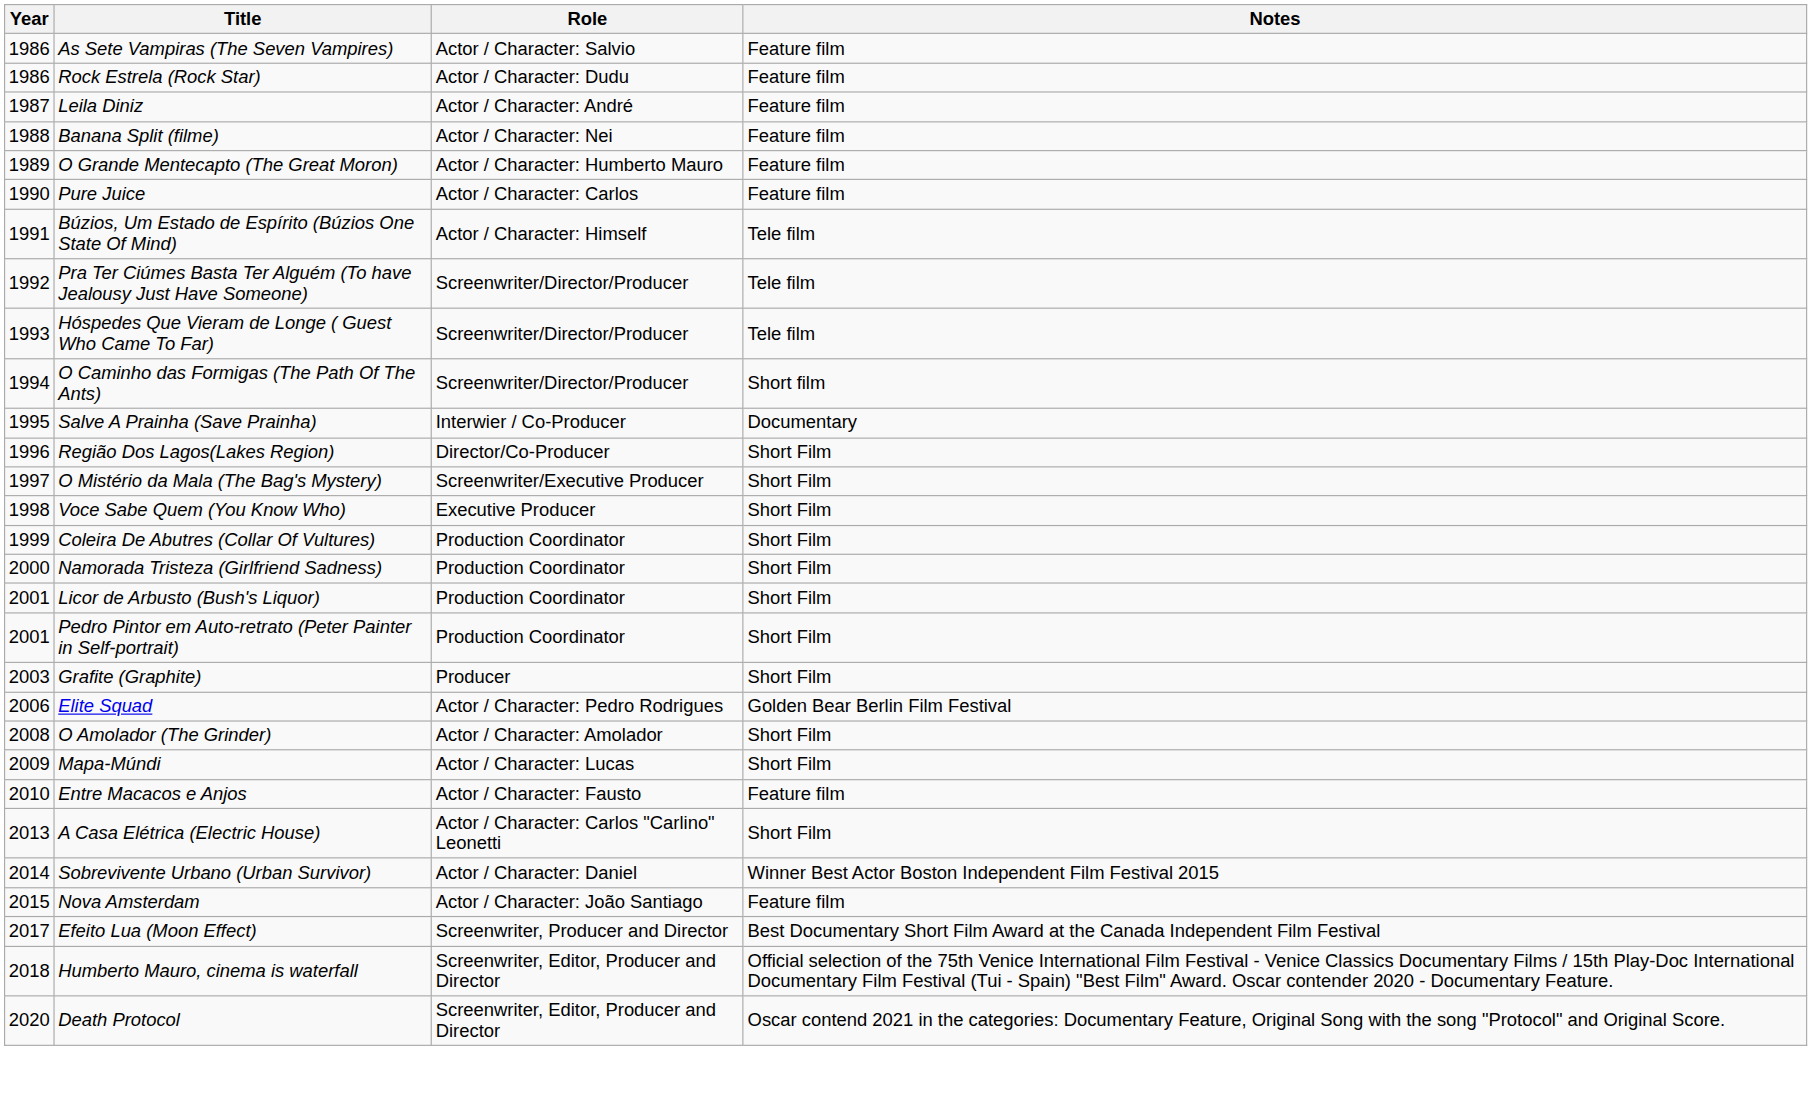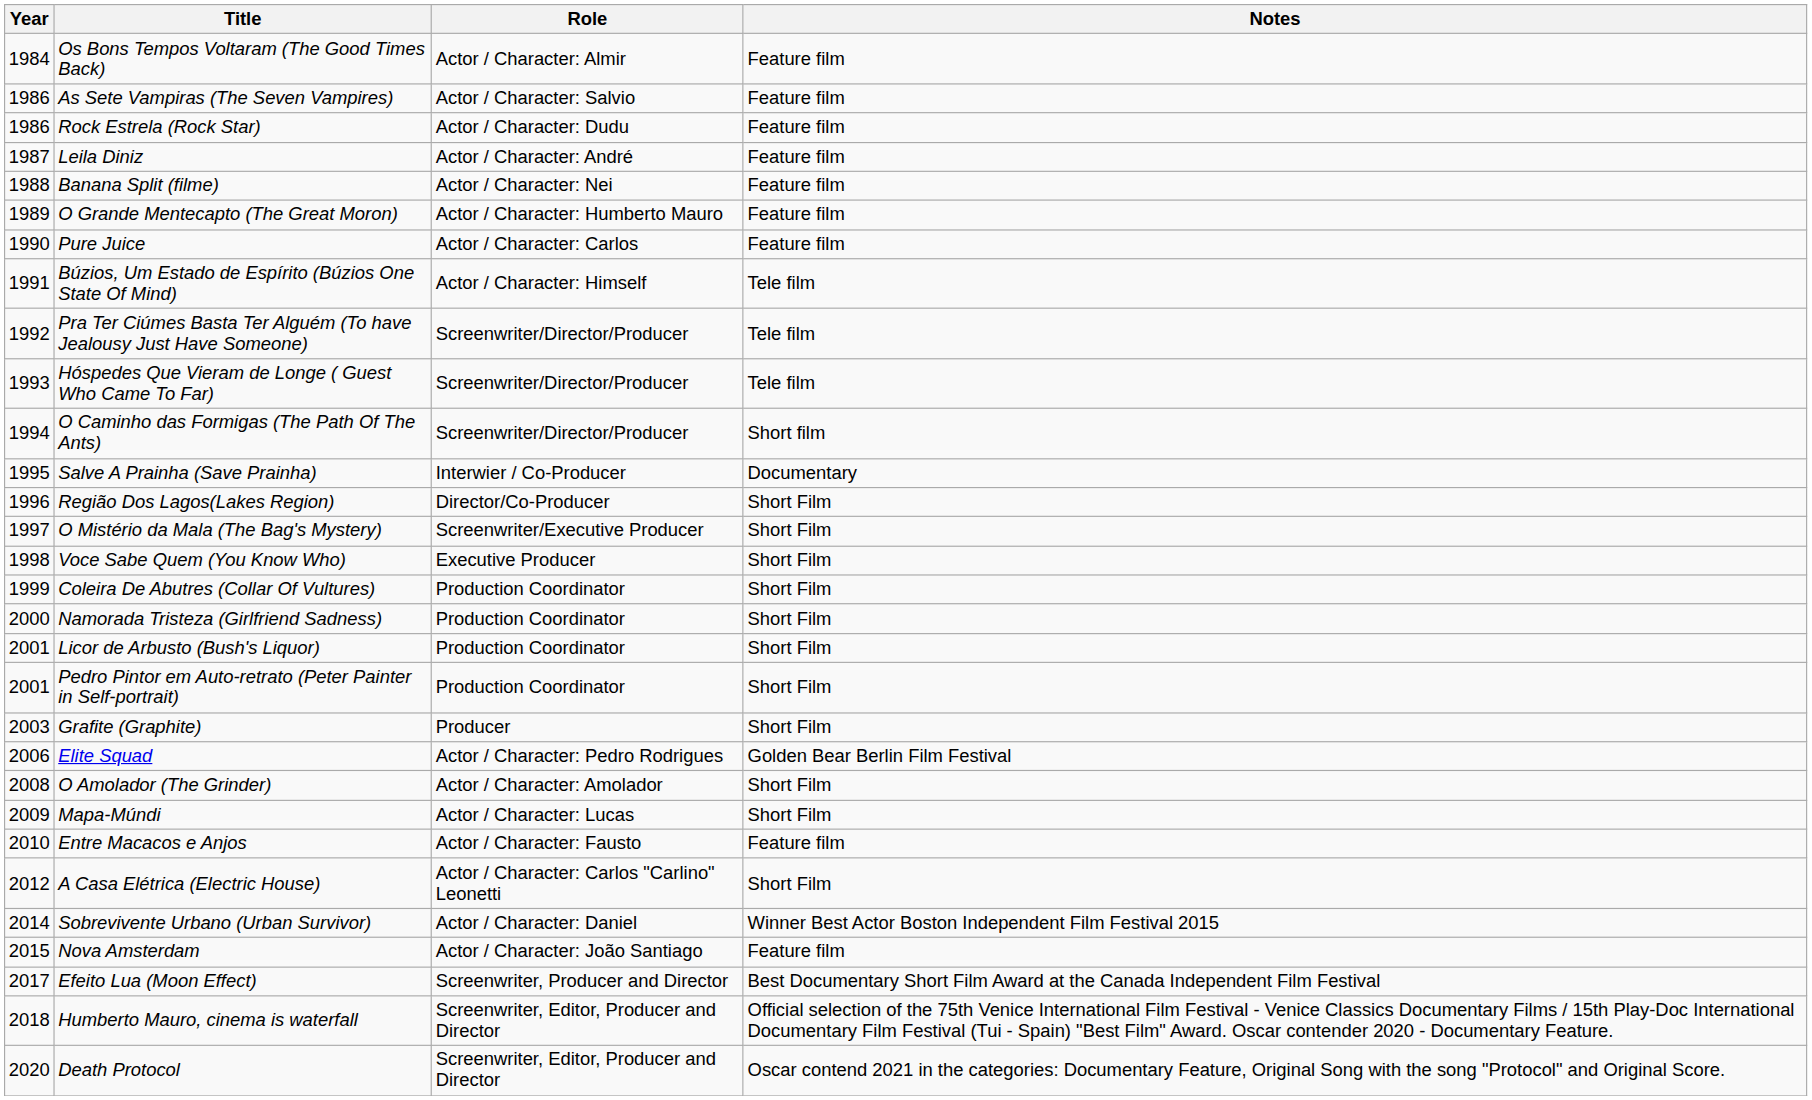+ row: (242, 58)
(29, 833) 2013 -> (29, 883) 2012
